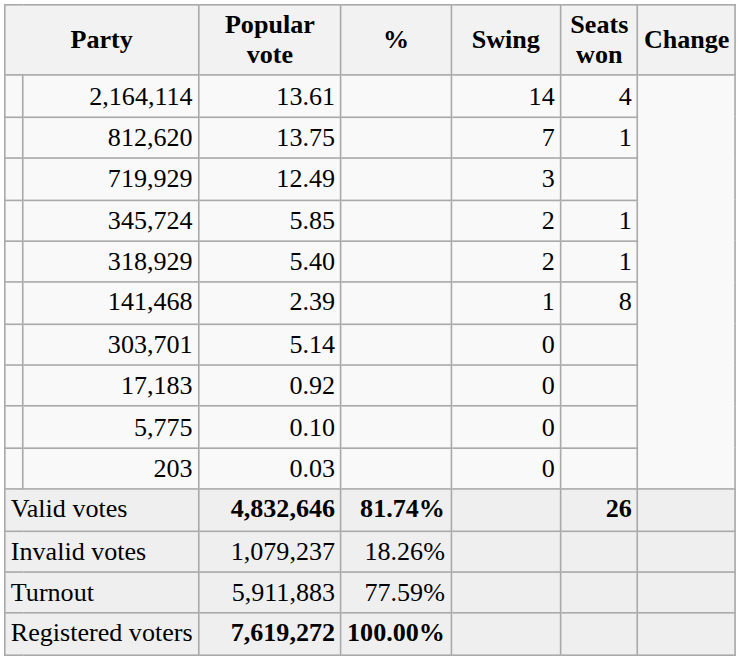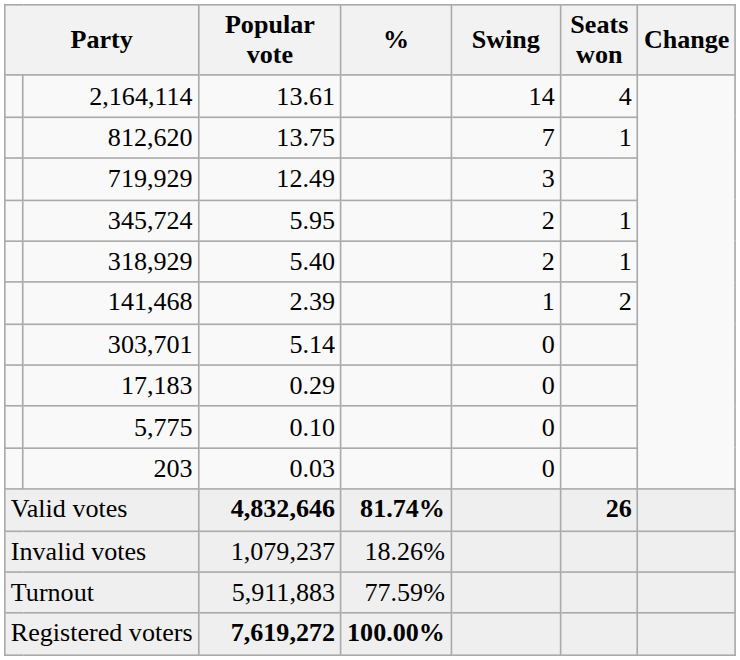(312, 219) 5.85 -> (312, 219) 5.95
(625, 302) 8 -> (625, 302) 2
(312, 385) 0.92 -> (312, 385) 0.29
